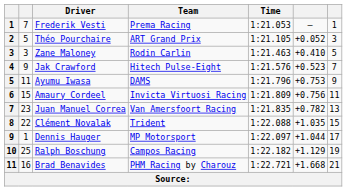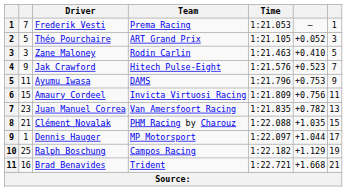(26, 123) 22 -> (26, 123) 21
(148, 123) Trident -> (183, 123) PHM Racing by Charouz
(183, 165) PHM Racing by Charouz -> (148, 165) Trident
